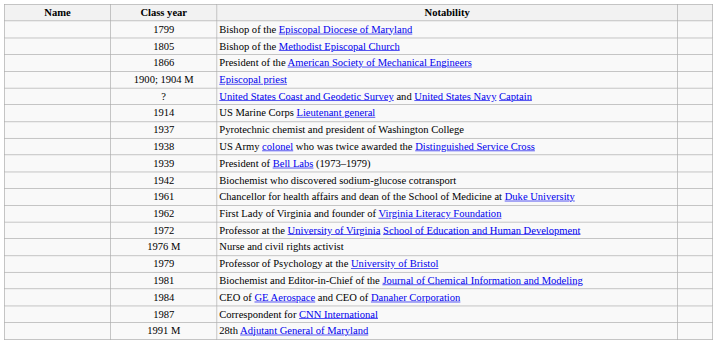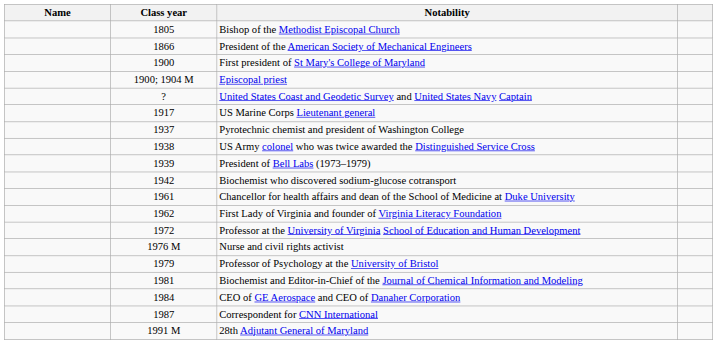- row: (316, 29)
+ row: (322, 63)
(164, 113) 1914 -> (164, 113) 1917
